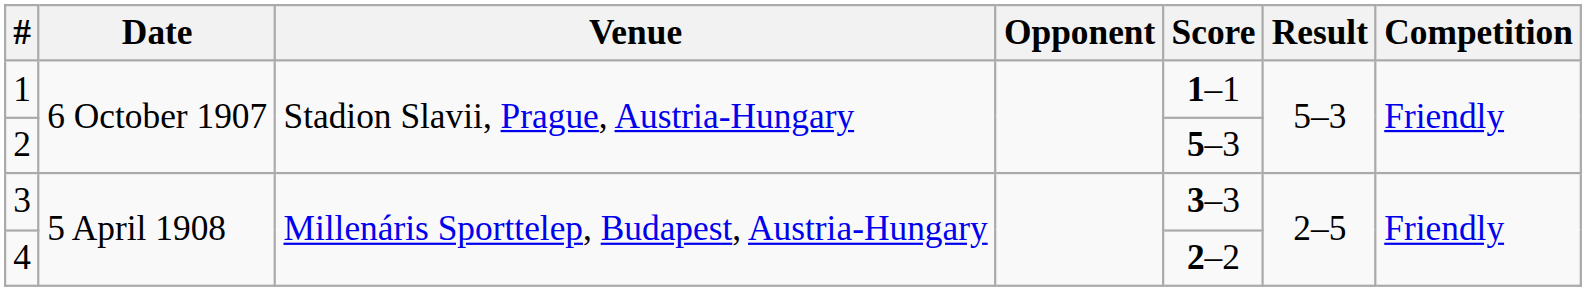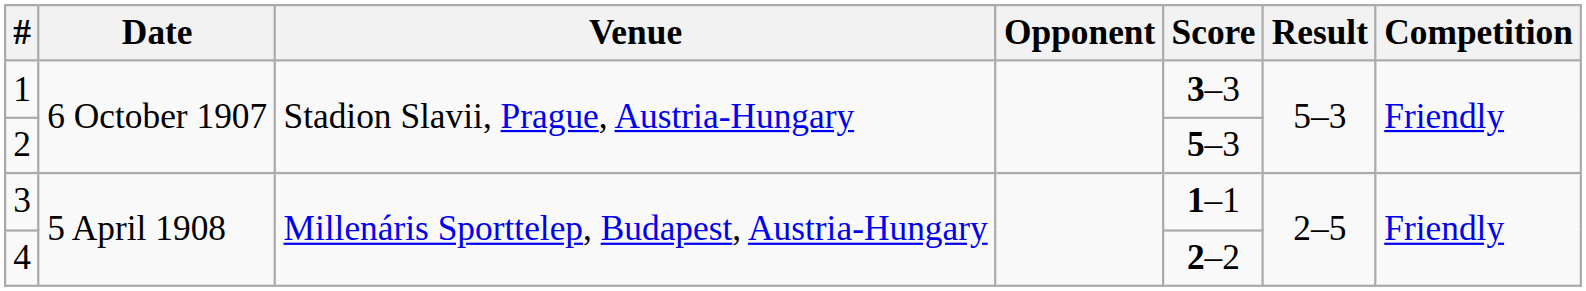(1213, 88) 1–1 -> (1213, 88) 3–3
(1213, 200) 3–3 -> (1213, 200) 1–1
